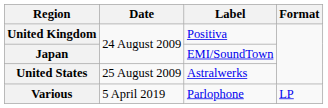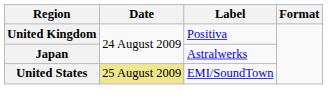(230, 53) EMI/SoundTown -> (217, 53) Astralwerks
(142, 73) no background -> (142, 73) khaki background
(217, 73) Astralwerks -> (230, 73) EMI/SoundTown
- row: (52, 93)
